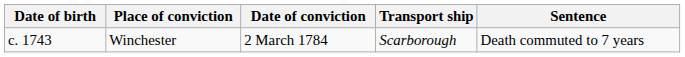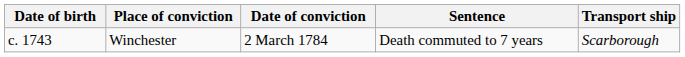columns swapped: (578, 16) <-> (426, 16)
